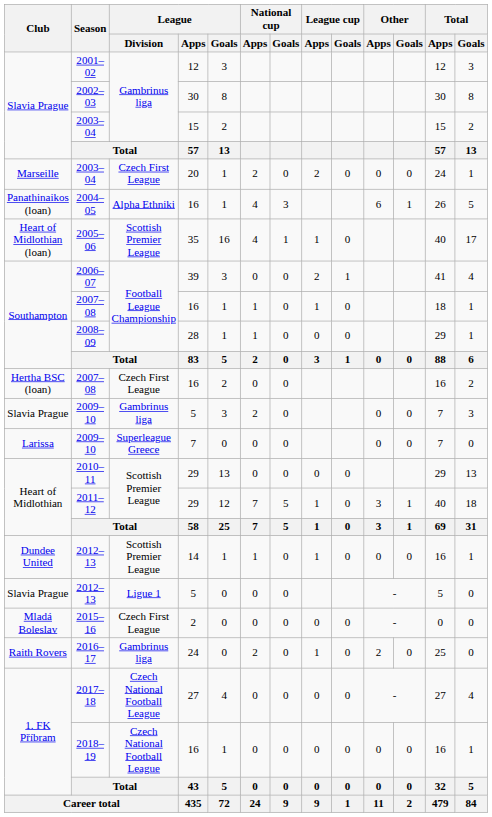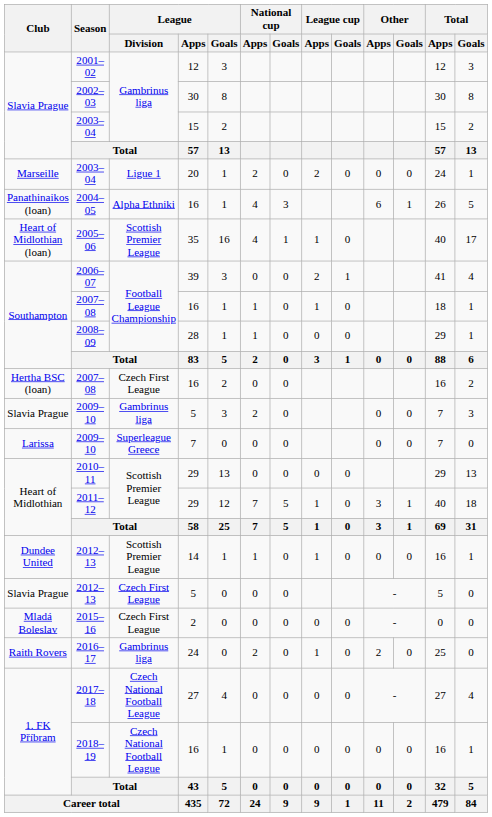(144, 174) Czech First League -> (144, 174) Ligue 1
(144, 593) Ligue 1 -> (144, 593) Czech First League
